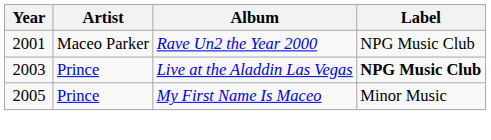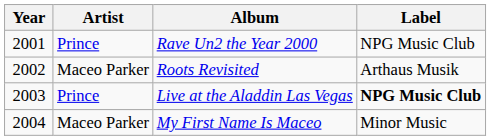(103, 43) Maceo Parker -> (78, 43) Prince
+ row: (208, 69)
(29, 95) 2005 -> (29, 122) 2004
(78, 95) Prince -> (103, 122) Maceo Parker
